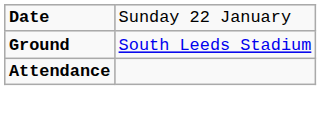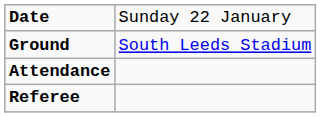+ row: (44, 98)
